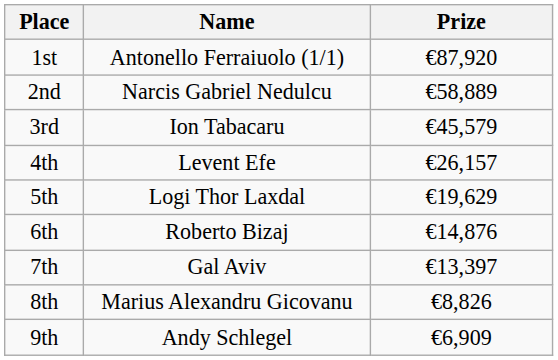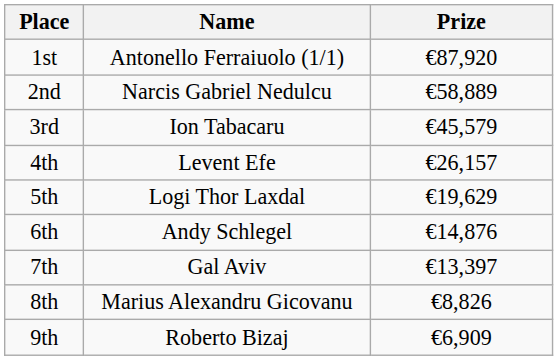(227, 232) Roberto Bizaj -> (227, 232) Andy Schlegel
(227, 337) Andy Schlegel -> (227, 337) Roberto Bizaj
